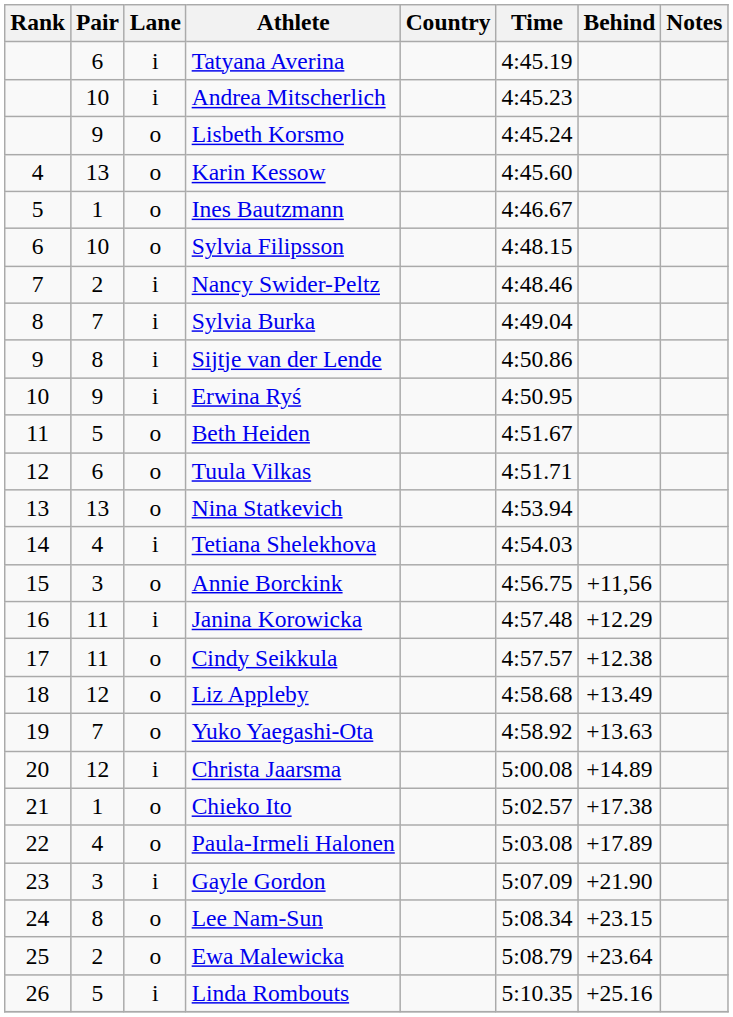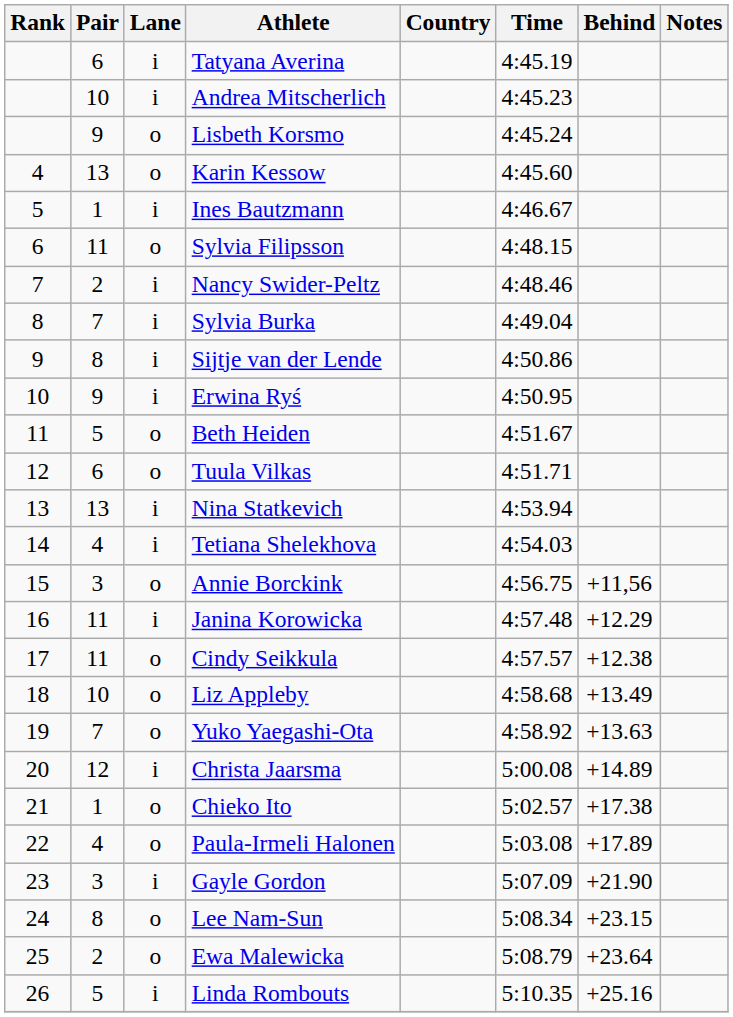(155, 209) o -> (155, 209) i
(97, 246) 10 -> (97, 246) 11
(155, 508) o -> (155, 508) i
(97, 694) 12 -> (97, 694) 10
